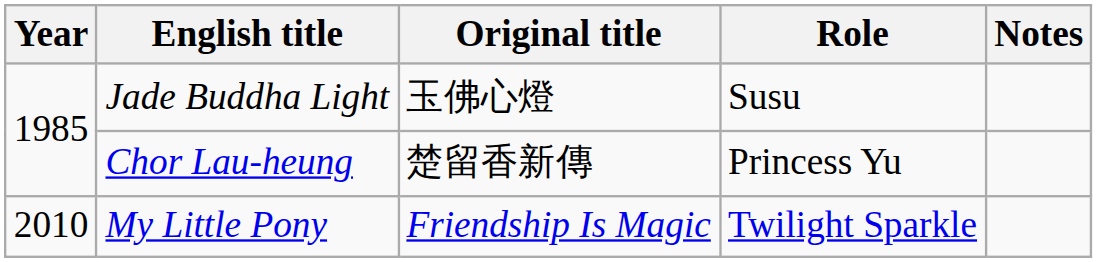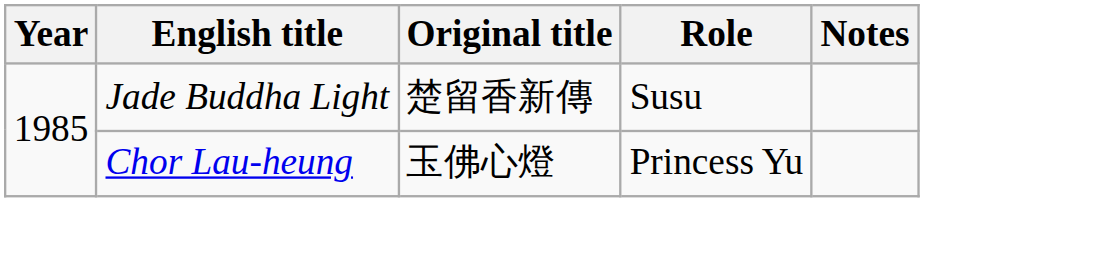(481, 95) 玉佛心燈 -> (500, 95) 楚留香新傳
(500, 161) 楚留香新傳 -> (481, 161) 玉佛心燈
- row: (216, 225)
